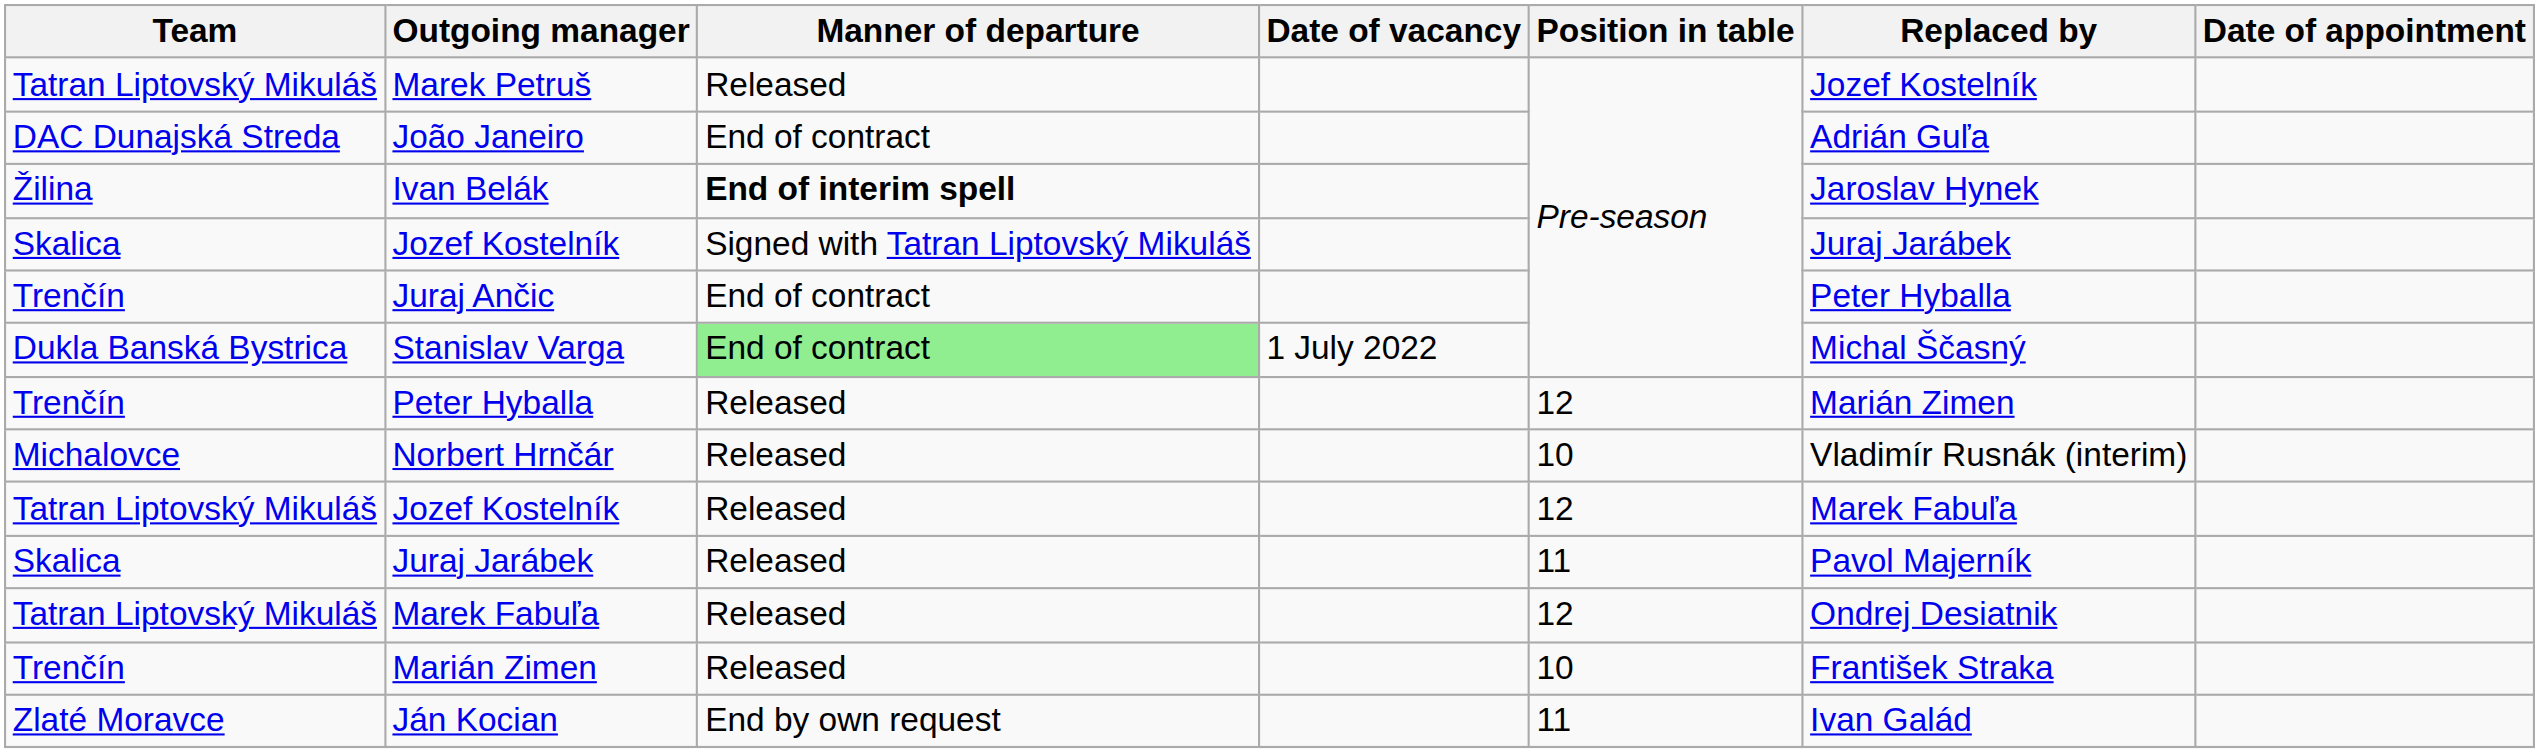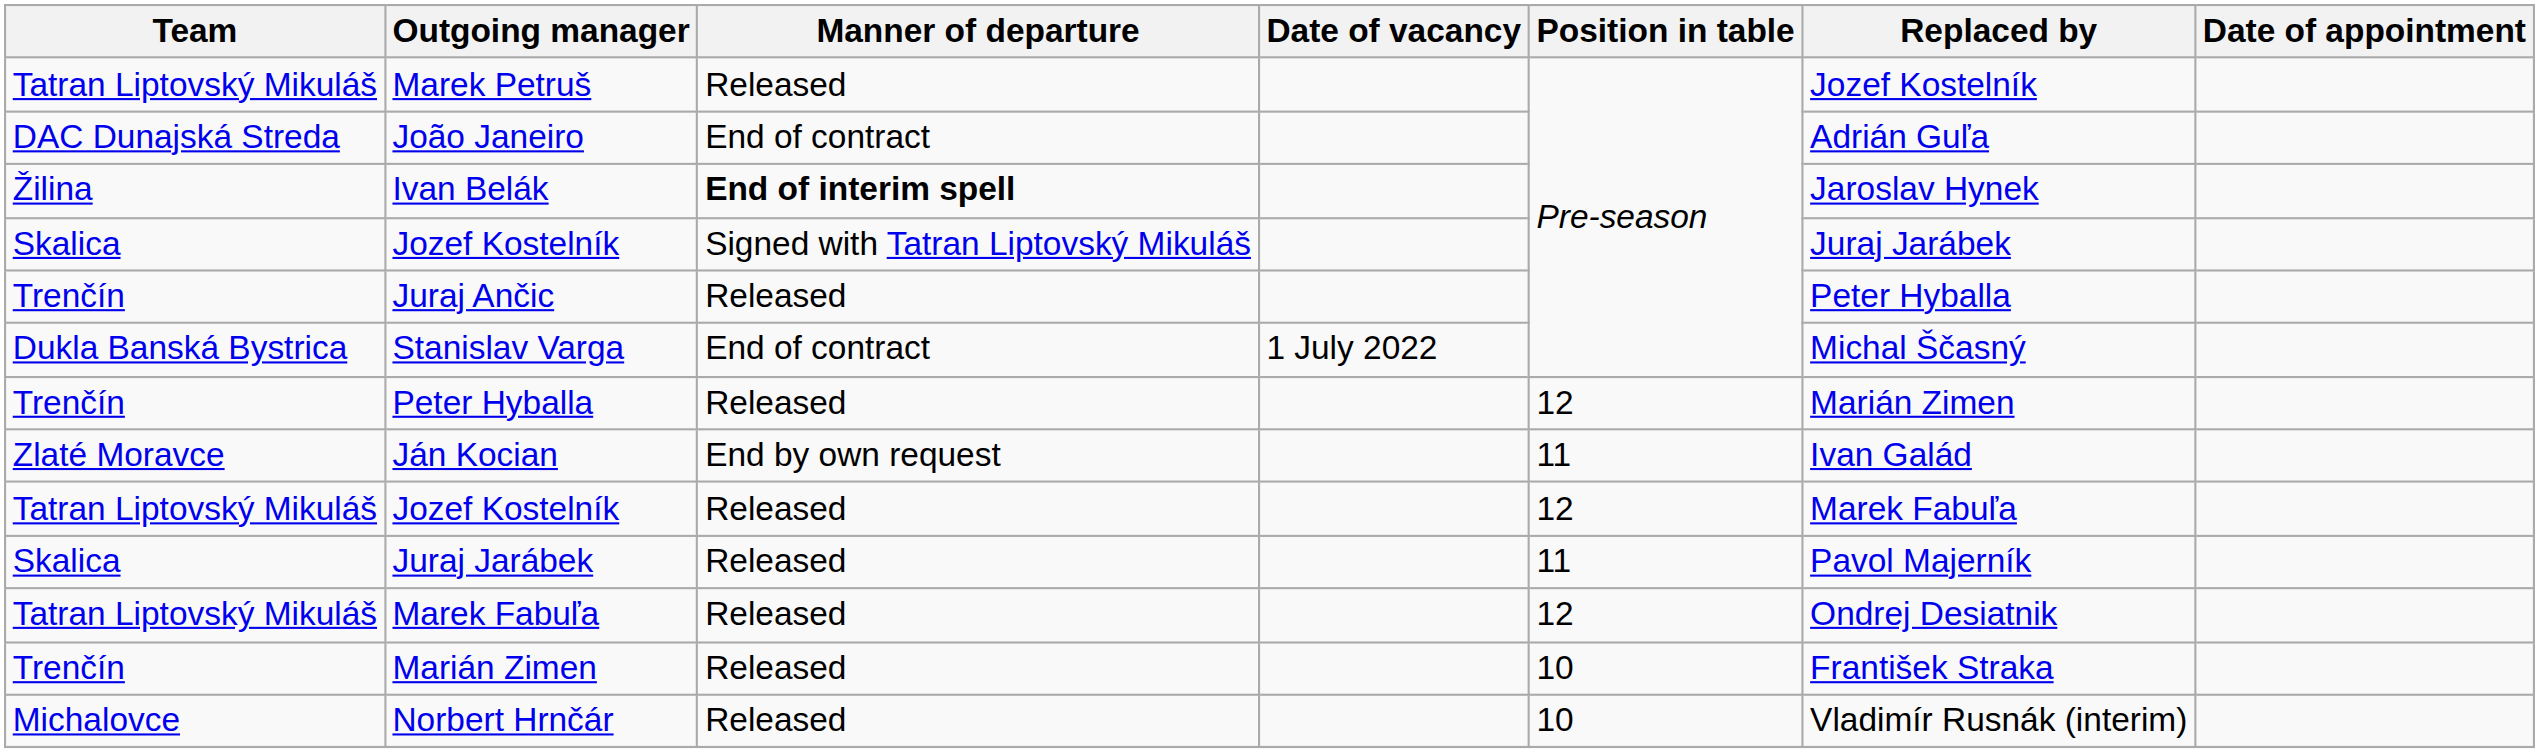(818, 296) End of contract -> (776, 296) Released
(818, 349) lightgreen background -> (818, 349) no background
rows swapped: (119, 720) <-> (96, 455)
